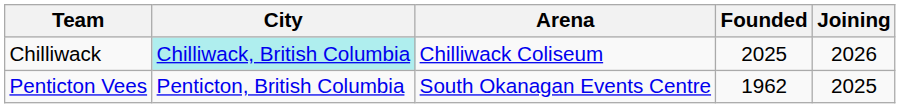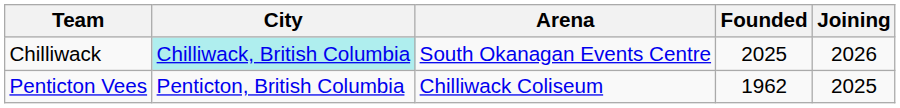(511, 53) Chilliwack Coliseum -> (565, 53) South Okanagan Events Centre
(565, 86) South Okanagan Events Centre -> (511, 86) Chilliwack Coliseum
